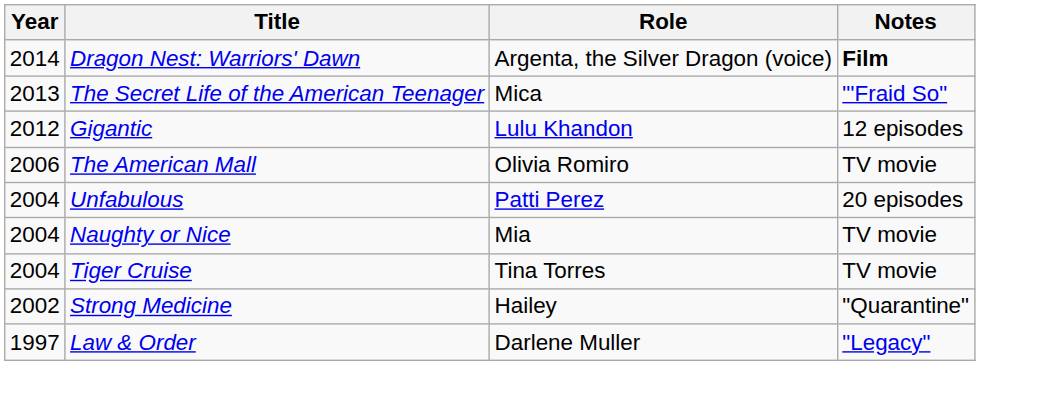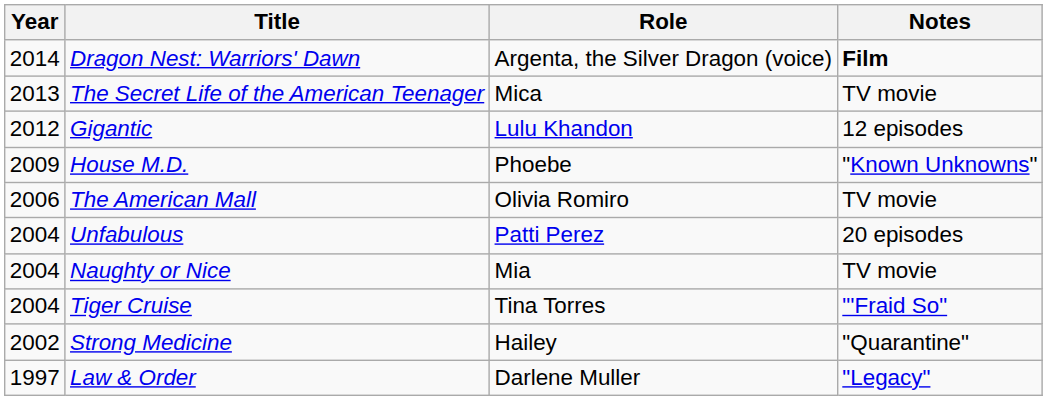(895, 93) "'Fraid So" -> (890, 93) TV movie
+ row: (129, 164)
(890, 270) TV movie -> (895, 306) "'Fraid So"
